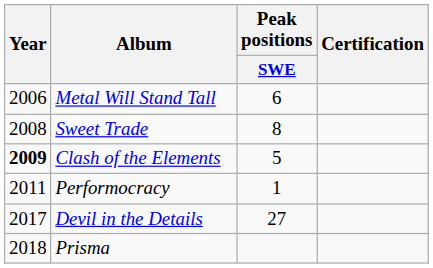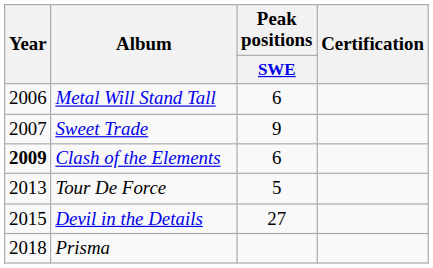(28, 128) 2008 -> (28, 128) 2007
(277, 128) 8 -> (277, 128) 9
(277, 158) 5 -> (277, 158) 6
- row: (113, 188)
+ row: (111, 188)
(28, 218) 2017 -> (28, 218) 2015
